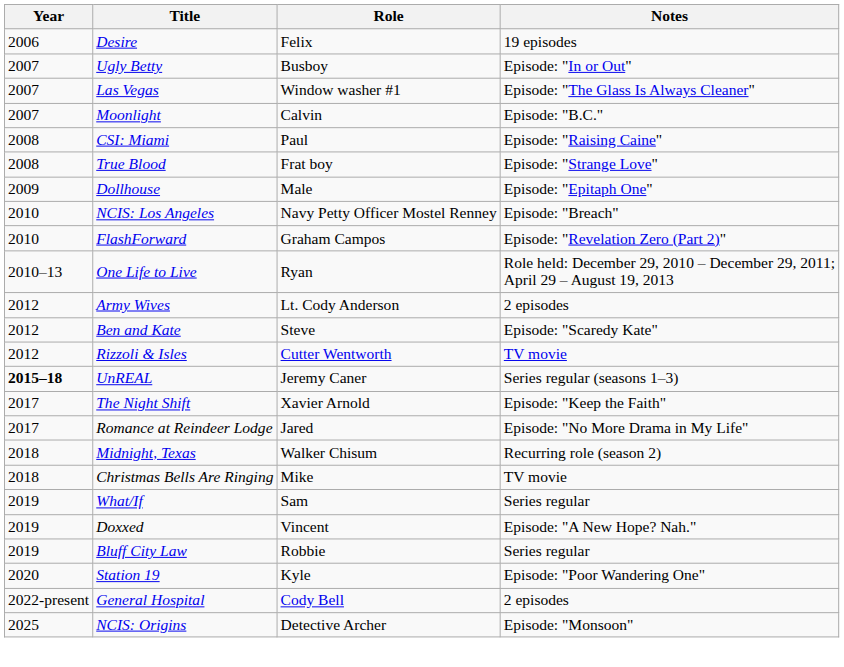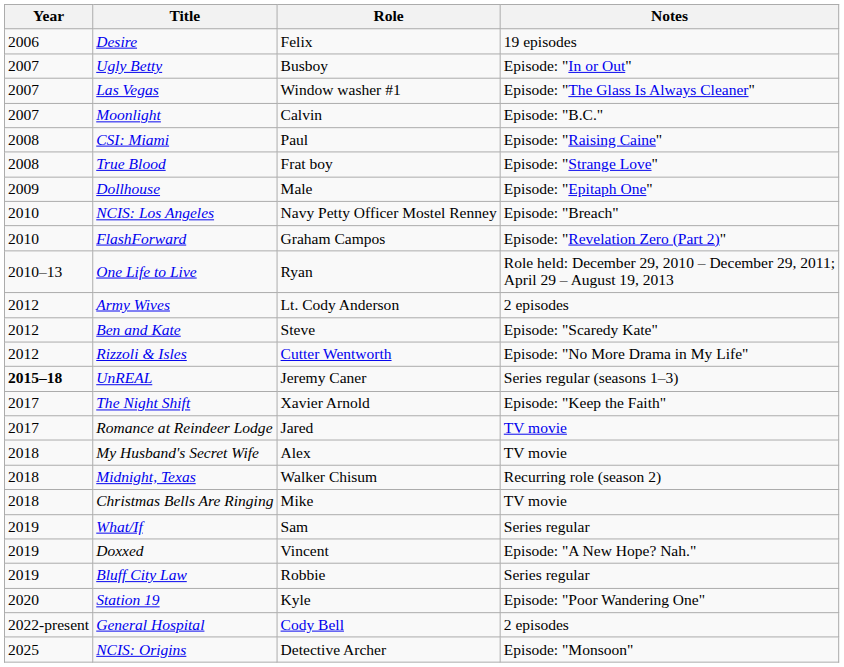(535, 354) TV movie -> (626, 354) Episode: "No More Drama in My Life"
(626, 428) Episode: "No More Drama in My Life" -> (535, 428) TV movie
+ row: (178, 452)
